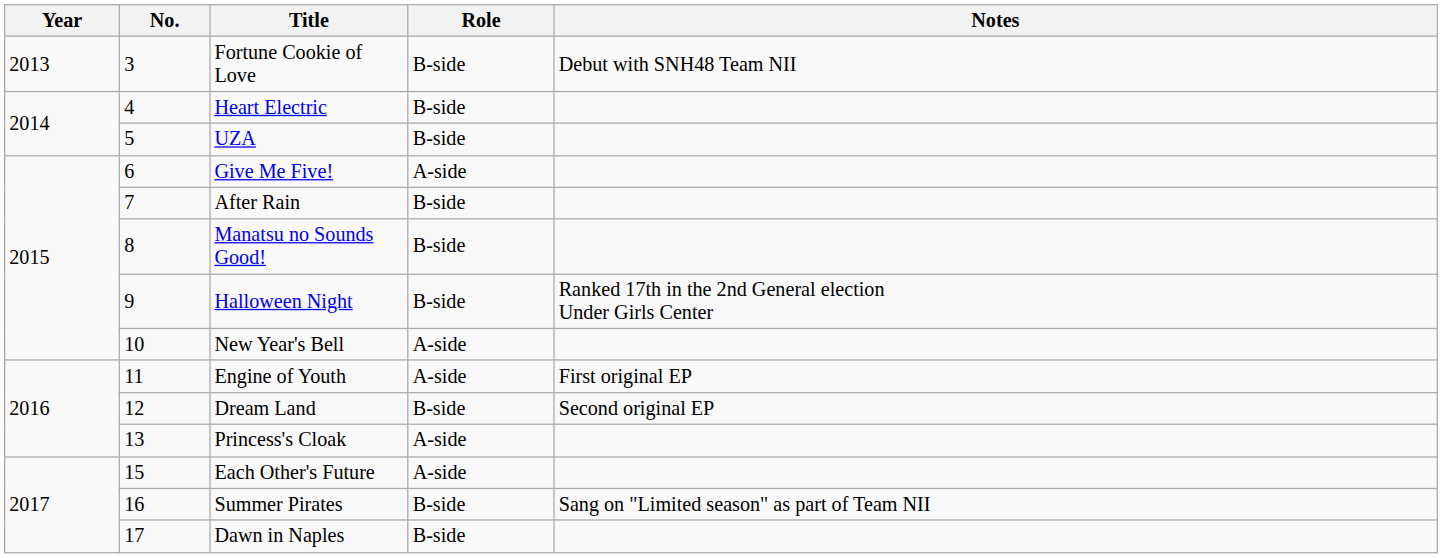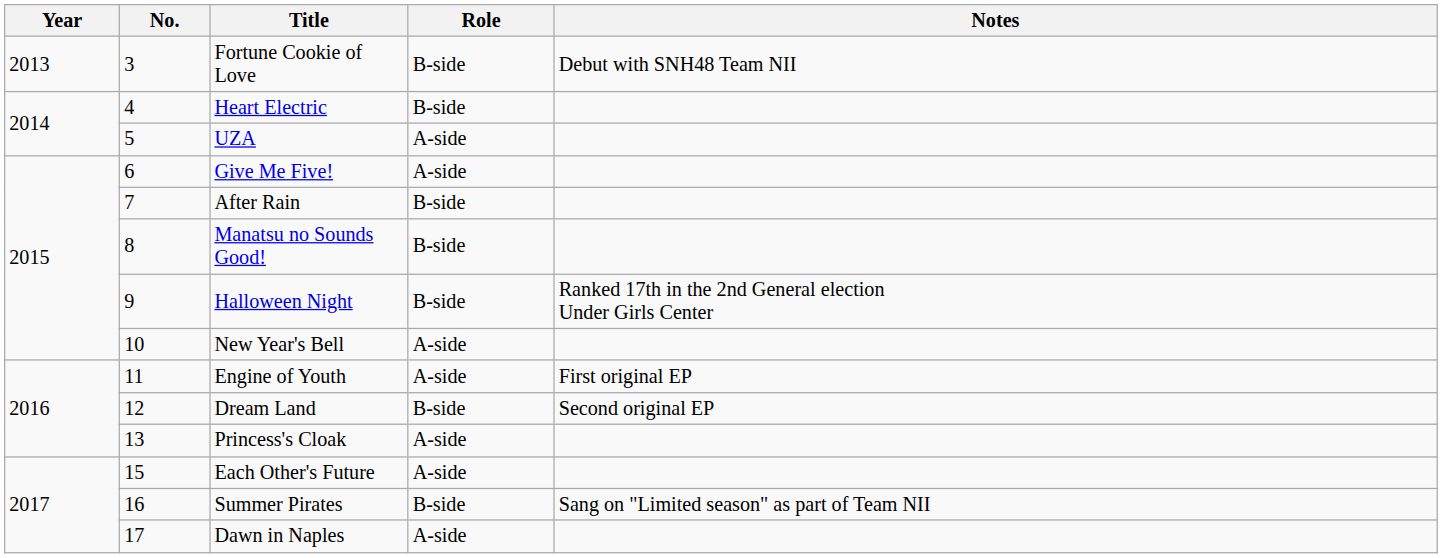(439, 139) B-side -> (440, 139) A-side
(439, 536) B-side -> (440, 536) A-side
